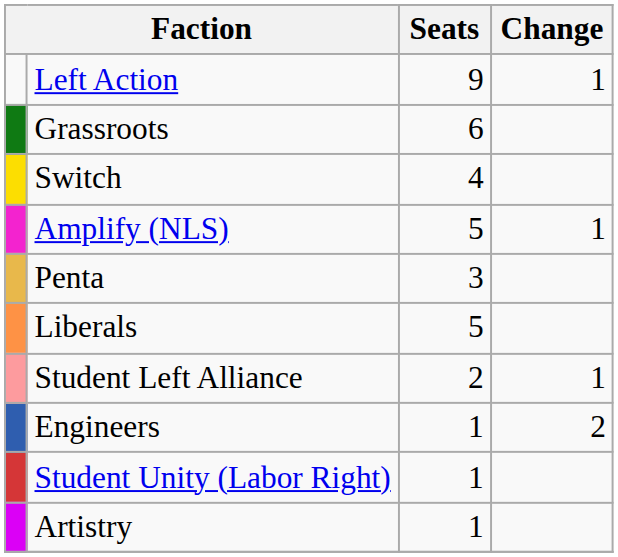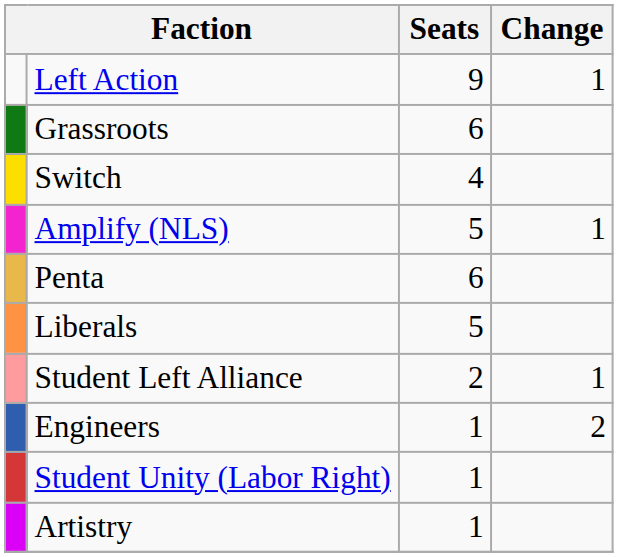(476, 278) 3 -> (476, 278) 6
